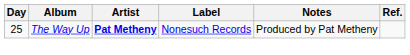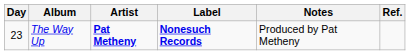(16, 29) 25 -> (16, 35) 23
(206, 29) normal -> (185, 35) bold
